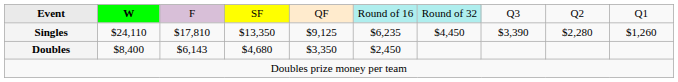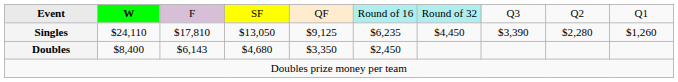(257, 32) $13,350 -> (257, 32) $13,050
